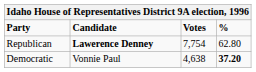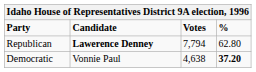(194, 43) 7,754 -> (194, 43) 7,794
